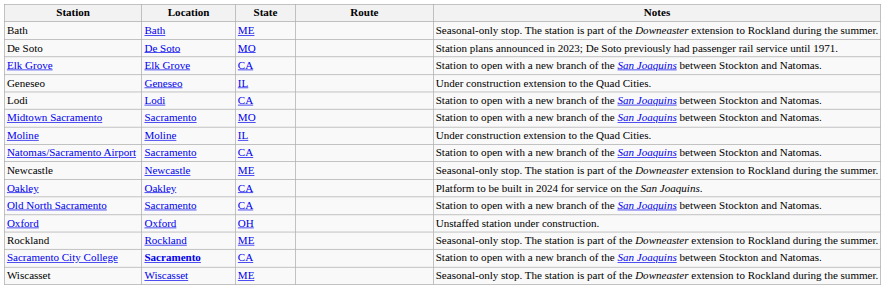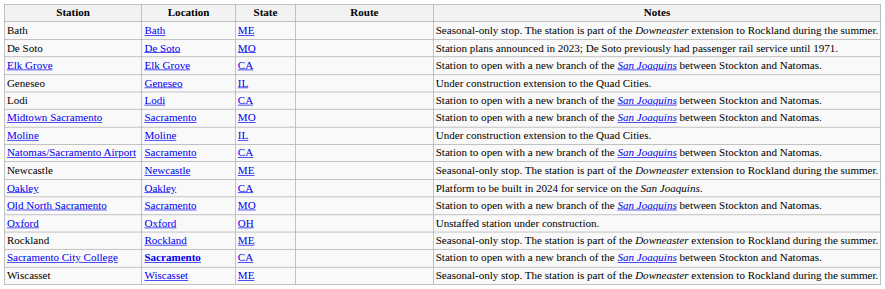(246, 205) CA -> (247, 205) MO
